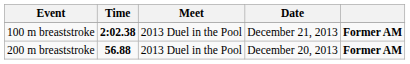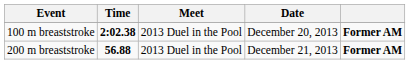(293, 31) December 21, 2013 -> (293, 31) December 20, 2013
(293, 50) December 20, 2013 -> (293, 50) December 21, 2013
